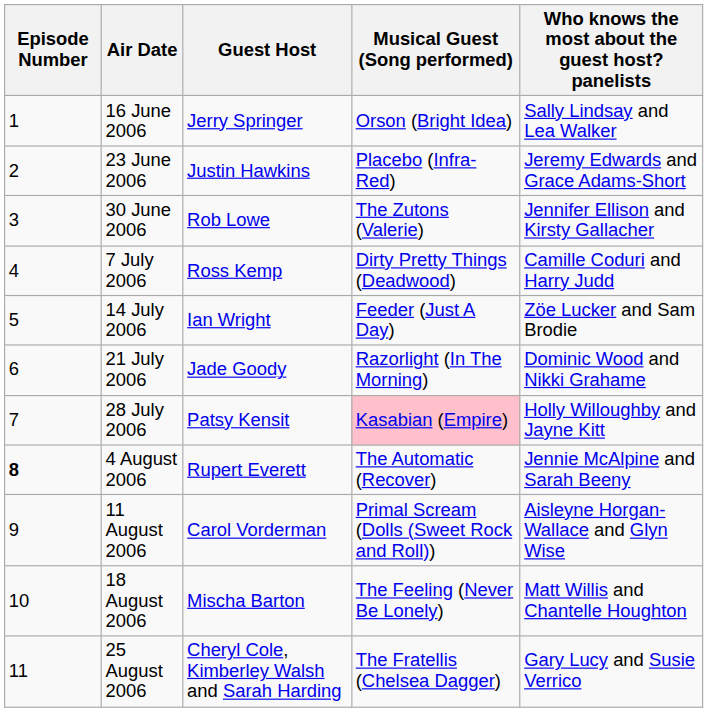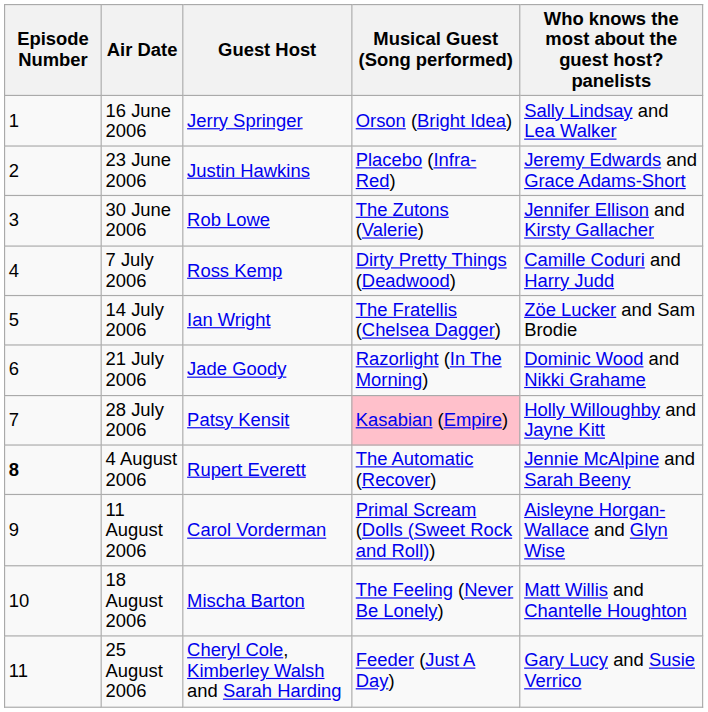(416, 320) Feeder (Just A Day) -> (428, 320) The Fratellis (Chelsea Dagger)
(428, 671) The Fratellis (Chelsea Dagger) -> (416, 671) Feeder (Just A Day)
